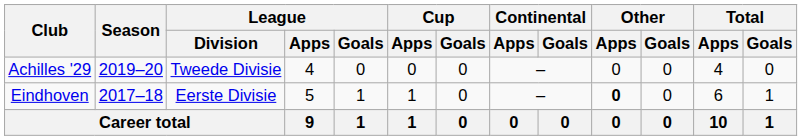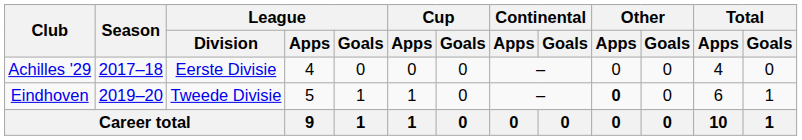(131, 69) 2019–20 -> (131, 69) 2017–18
(226, 69) Tweede Divisie -> (226, 69) Eerste Divisie
(131, 95) 2017–18 -> (131, 95) 2019–20
(226, 95) Eerste Divisie -> (226, 95) Tweede Divisie
